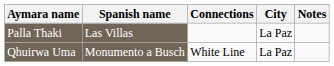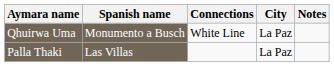rows swapped: (41, 52) <-> (35, 33)
